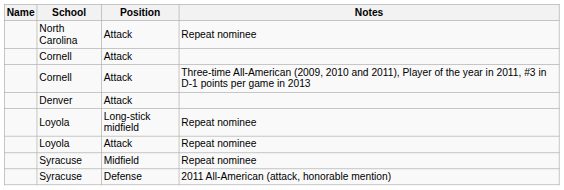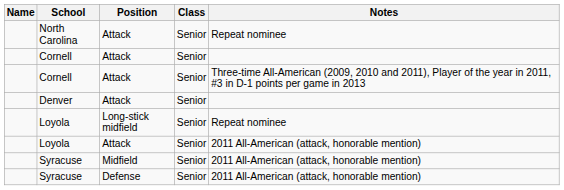+ column: (192, 12)
(219, 144) Repeat nominee -> (316, 144) 2011 All-American (attack, honorable mention)
(219, 160) Repeat nominee -> (316, 160) 2011 All-American (attack, honorable mention)
